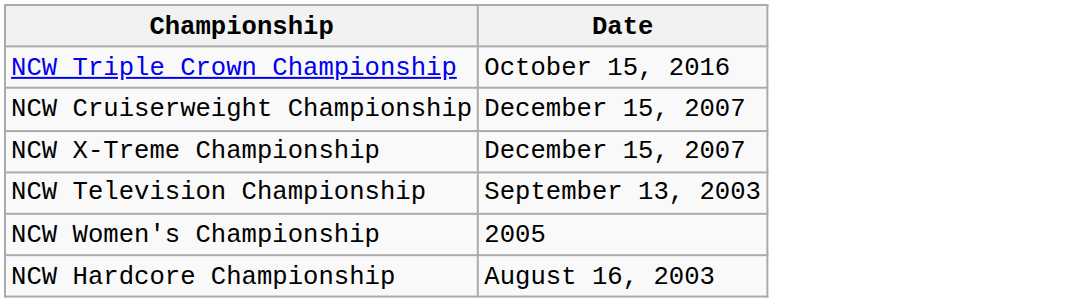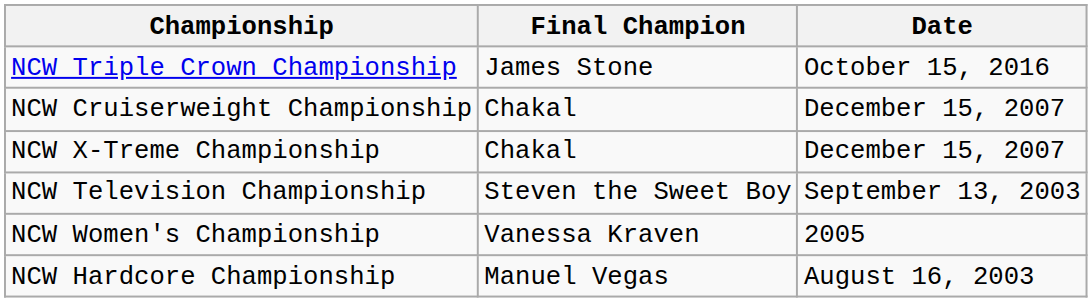+ column: (638, 26)
